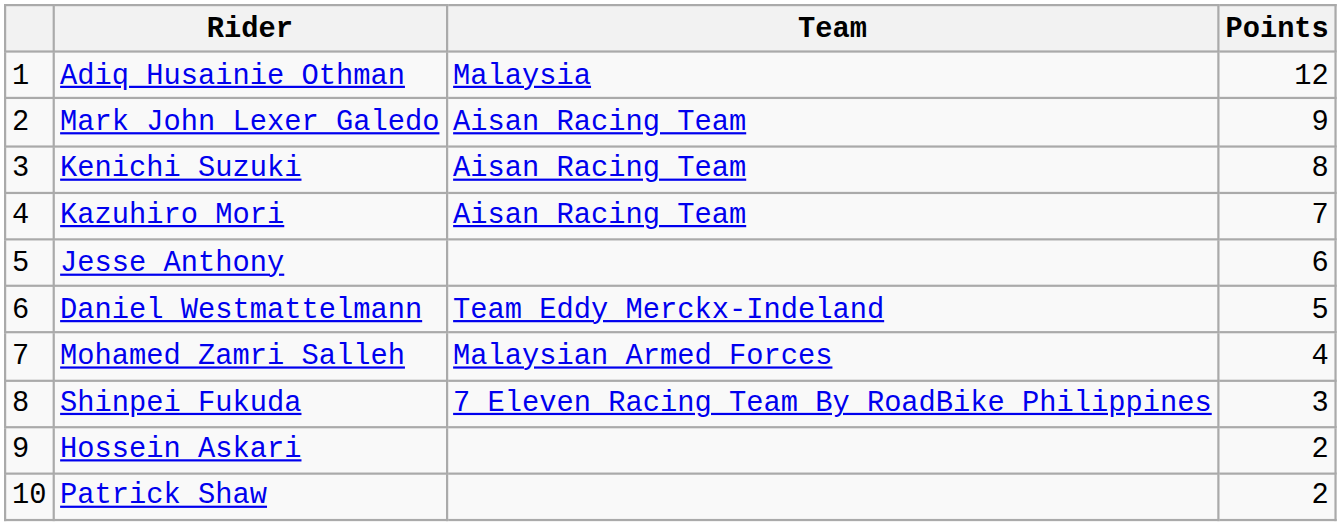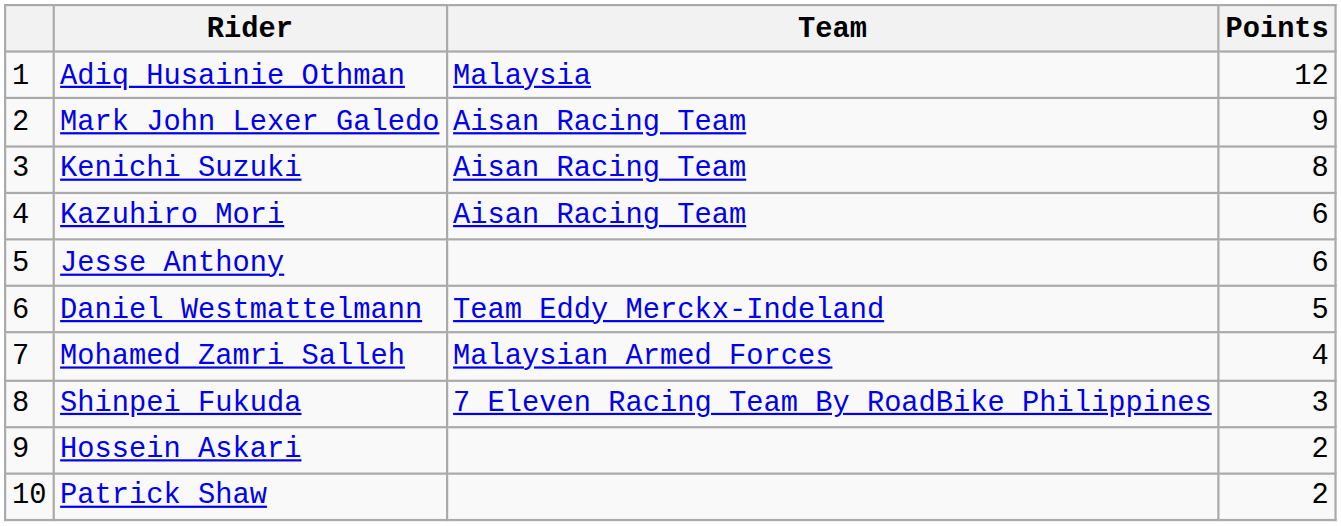(1320, 216) 7 -> (1320, 216) 6
